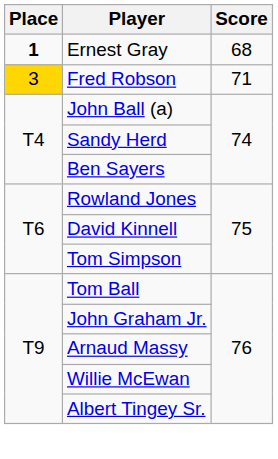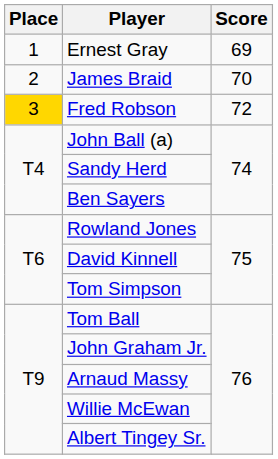(34, 49) bold -> (34, 49) normal
(241, 49) 68 -> (241, 49) 69
+ row: (119, 79)
(241, 79) 71 -> (241, 109) 72
